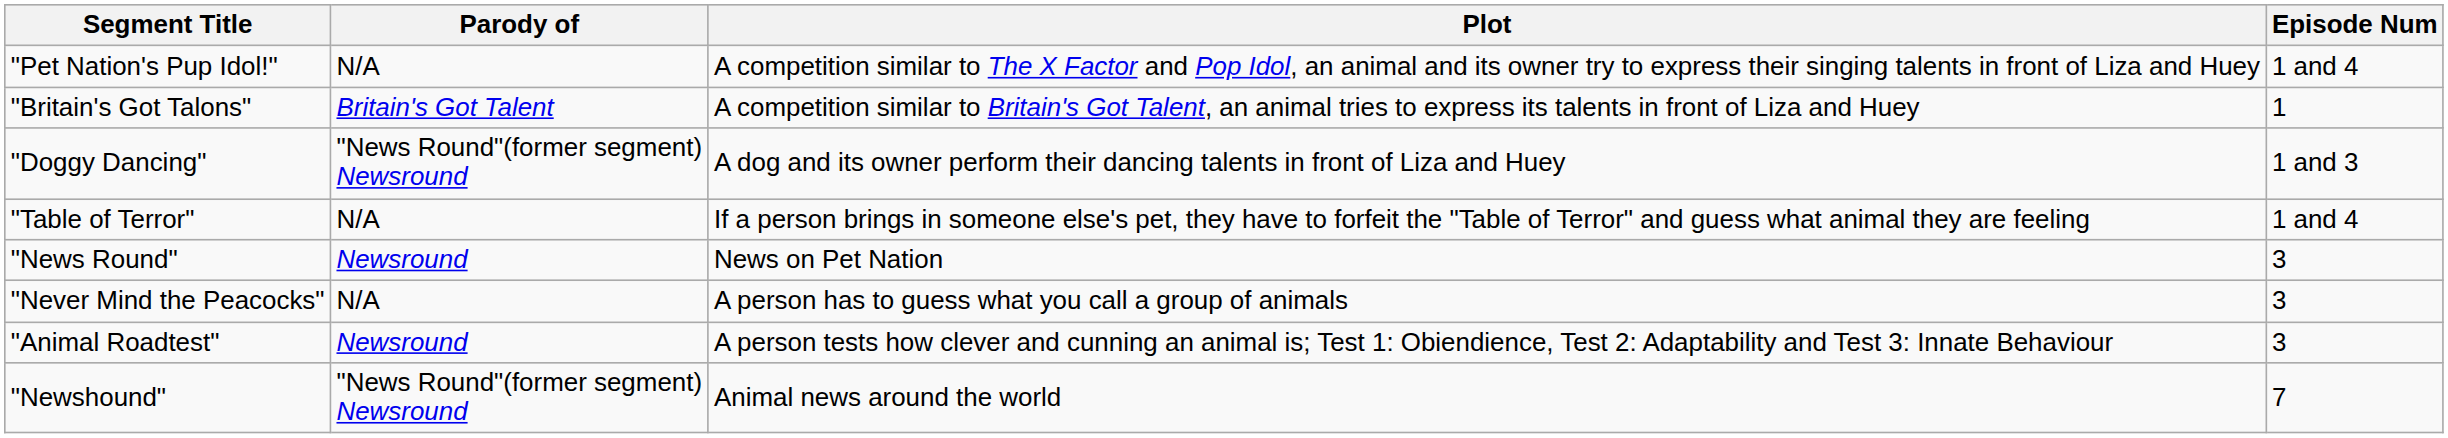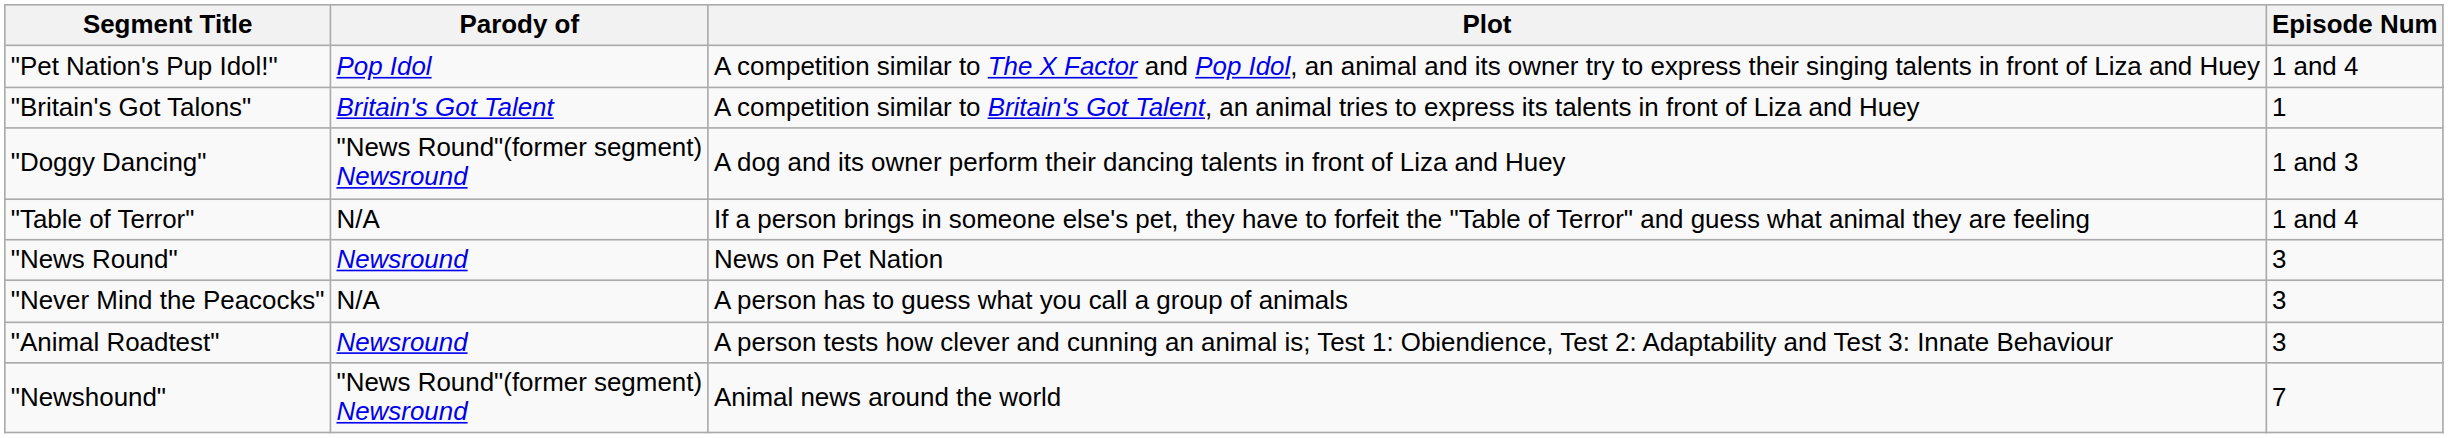(358, 66) N/A -> (384, 66) Pop Idol
